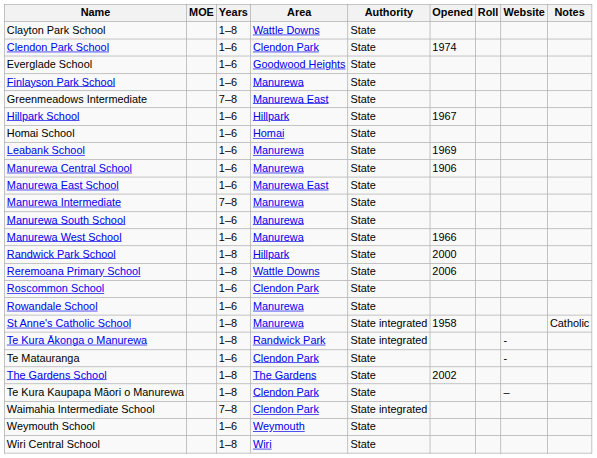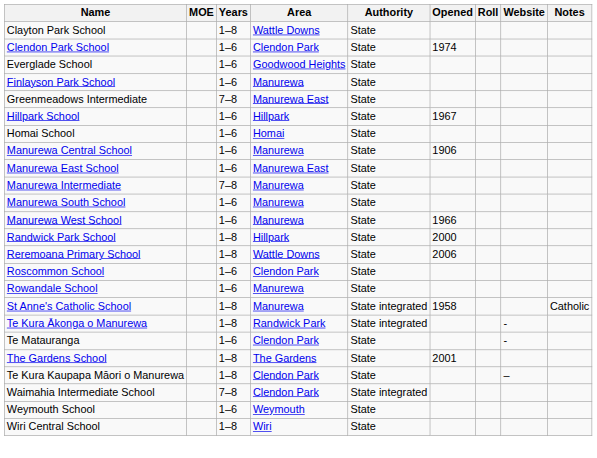- row: (46, 151)
(444, 375) 2002 -> (444, 358) 2001
